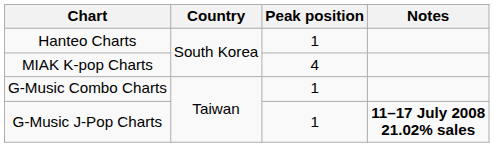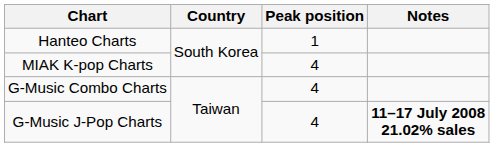(315, 88) 1 -> (315, 88) 4
(315, 121) 1 -> (315, 121) 4
